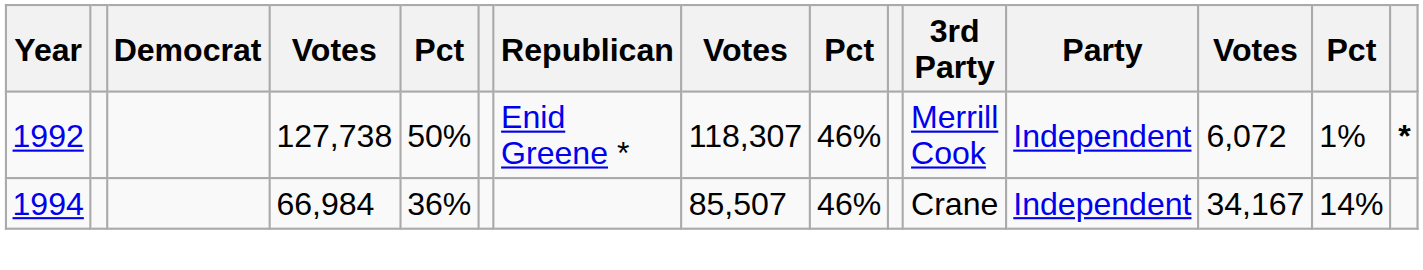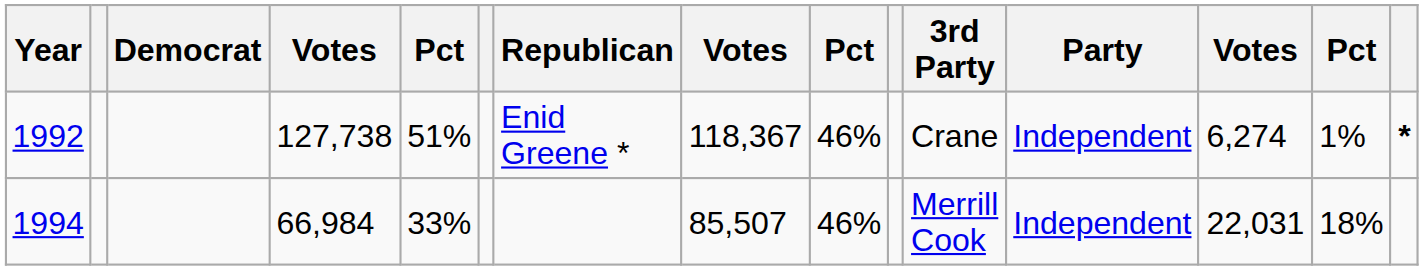(439, 135) 50% -> (439, 135) 51%
(745, 135) 118,307 -> (745, 135) 118,367
(955, 135) Merrill Cook -> (955, 135) Crane
(1246, 135) 6,072 -> (1246, 135) 6,274
(439, 204) 36% -> (439, 222) 33%
(955, 204) Crane -> (955, 222) Merrill Cook
(1255, 204) 34,167 -> (1255, 222) 22,031
(1351, 204) 14% -> (1351, 222) 18%
